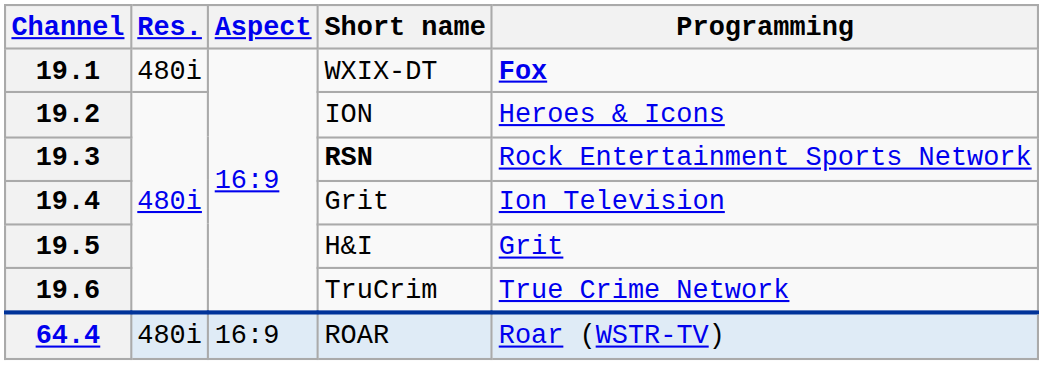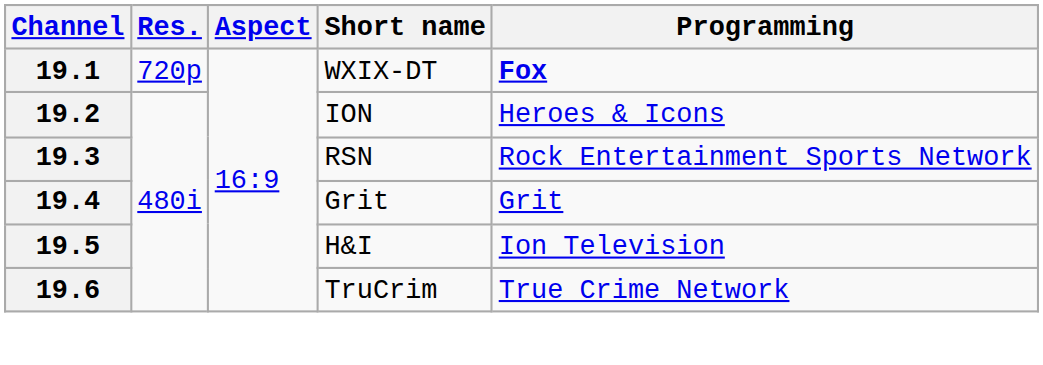(170, 71) 480i -> (170, 71) 720p
(349, 159) bold -> (349, 159) normal
(612, 202) Ion Television -> (531, 202) Grit
(531, 246) Grit -> (612, 246) Ion Television
- row: (68, 336)
